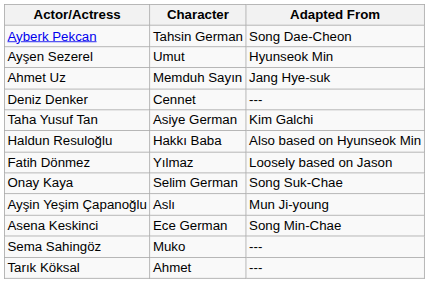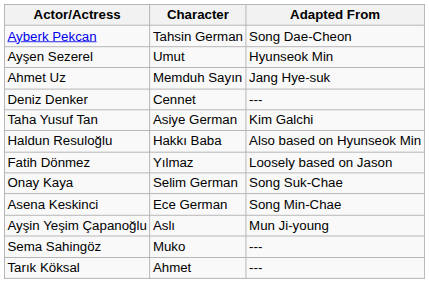rows swapped: (53, 225) <-> (77, 204)
